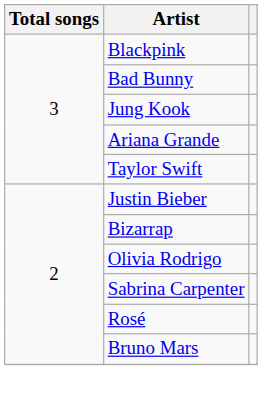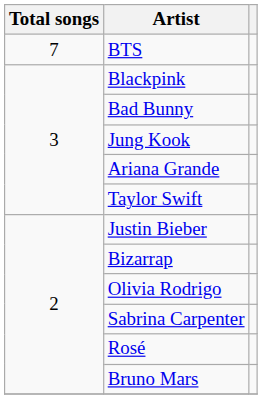+ row: (125, 49)
